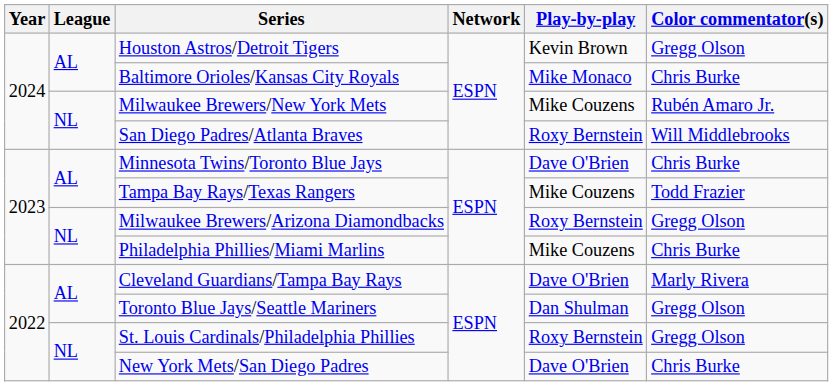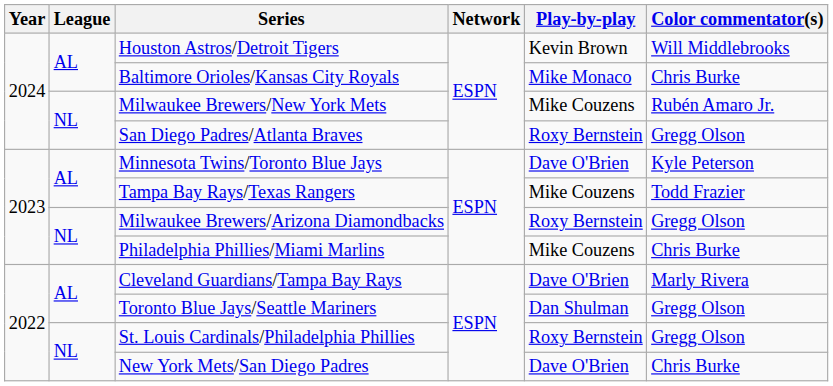(698, 47) Gregg Olson -> (720, 47) Will Middlebrooks
(720, 134) Will Middlebrooks -> (698, 134) Gregg Olson
(695, 163) Chris Burke -> (703, 163) Kyle Peterson
